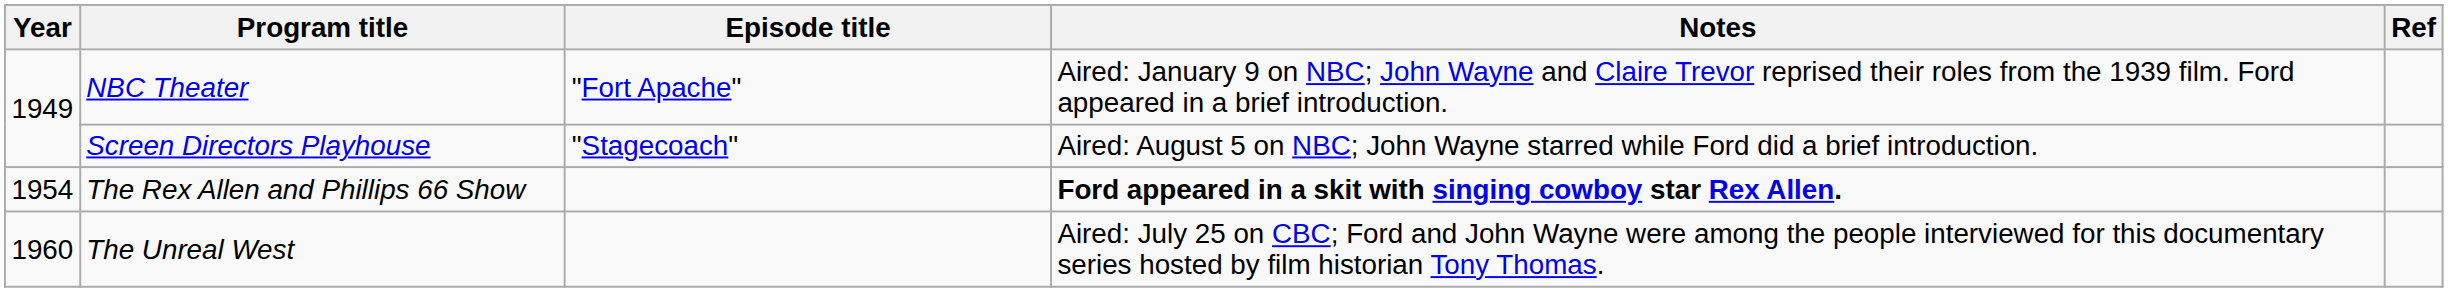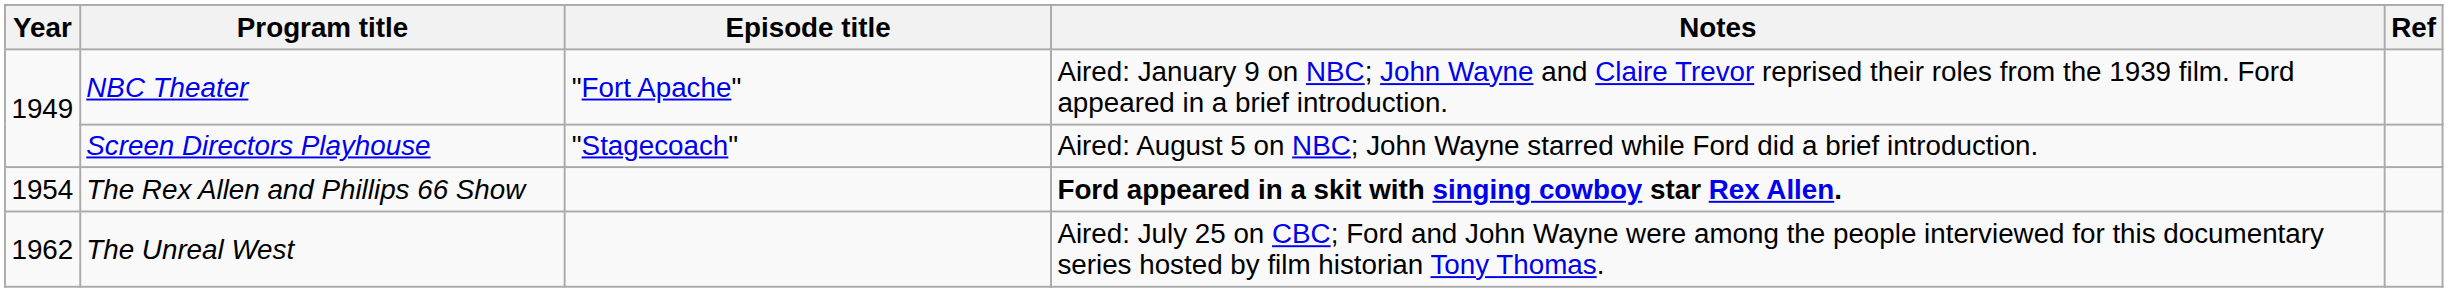(42, 249) 1960 -> (42, 249) 1962
